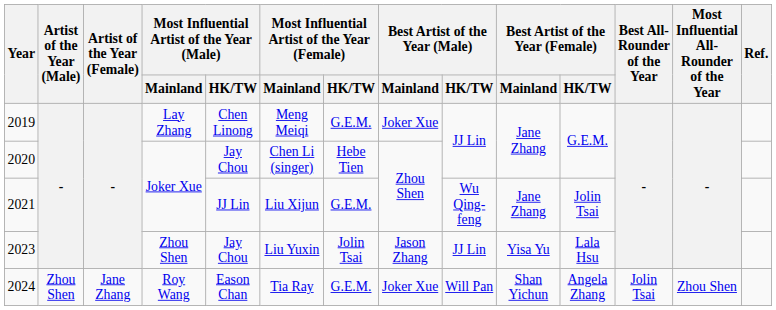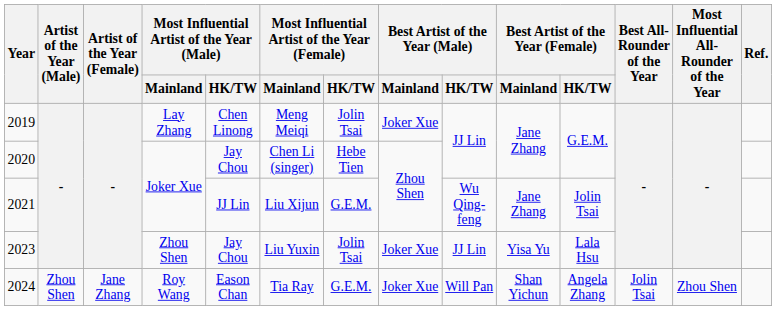(351, 122) G.E.M. -> (351, 122) Jolin Tsai
(410, 249) Jason Zhang -> (410, 249) Joker Xue
